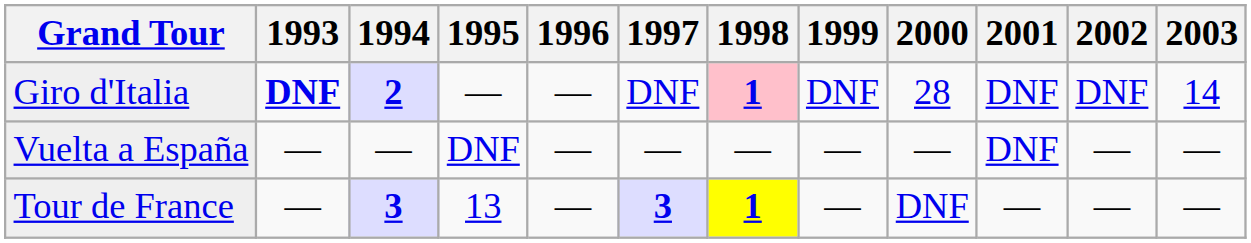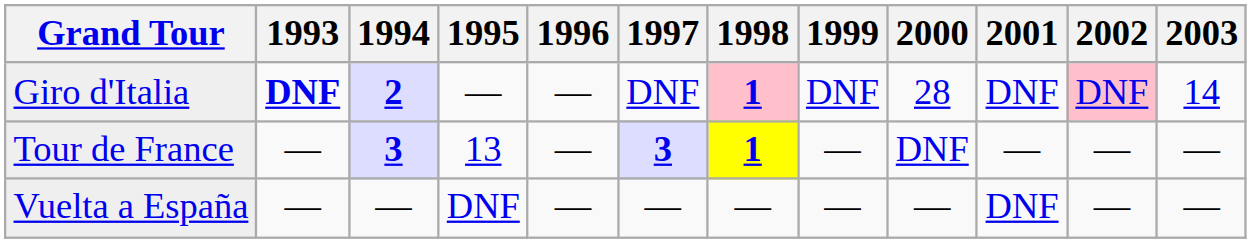(1112, 91) no background -> (1112, 91) pink background
rows swapped: (124, 206) <-> (131, 149)
